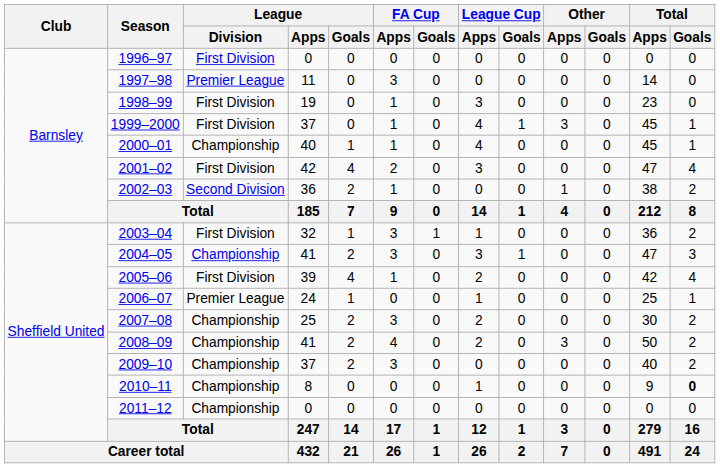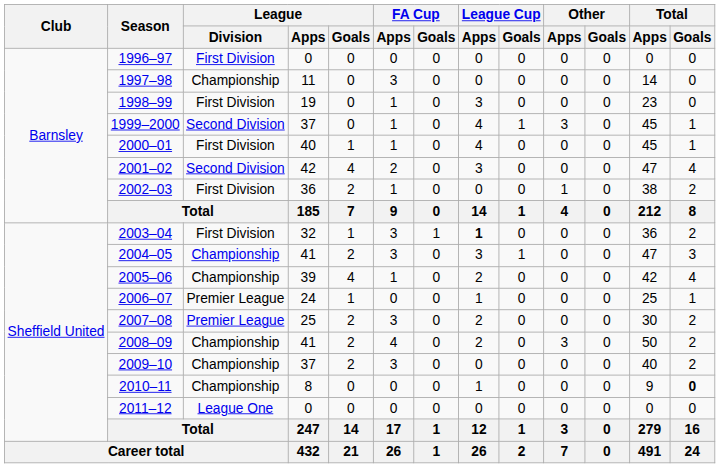(235, 80) Premier League -> (235, 80) Championship
(235, 124) First Division -> (235, 124) Second Division
(235, 146) Championship -> (235, 146) First Division
(235, 168) First Division -> (235, 168) Second Division
(235, 189) Second Division -> (235, 189) First Division
(479, 233) normal -> (479, 233) bold
(235, 277) First Division -> (235, 277) Championship
(235, 320) Championship -> (235, 320) Premier League
(235, 408) Championship -> (235, 408) League One
